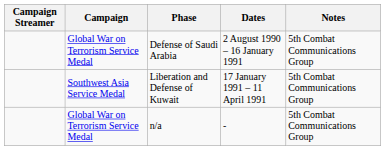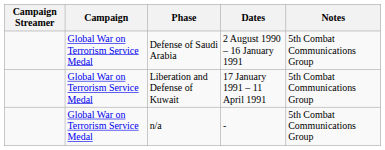(98, 88) Southwest Asia Service Medal -> (103, 88) Global War on Terrorism Service Medal
